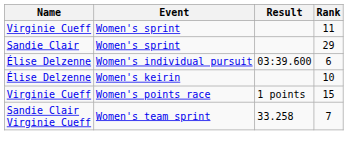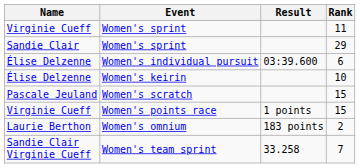+ row: (147, 94)
+ row: (144, 127)
